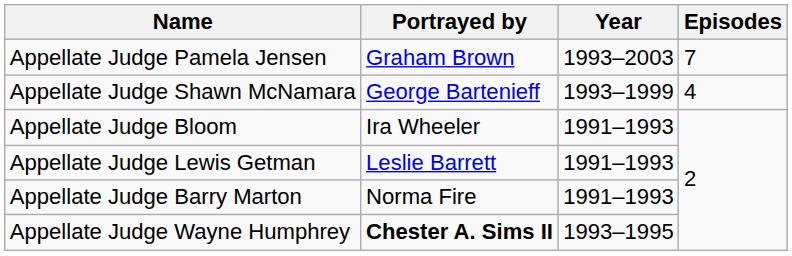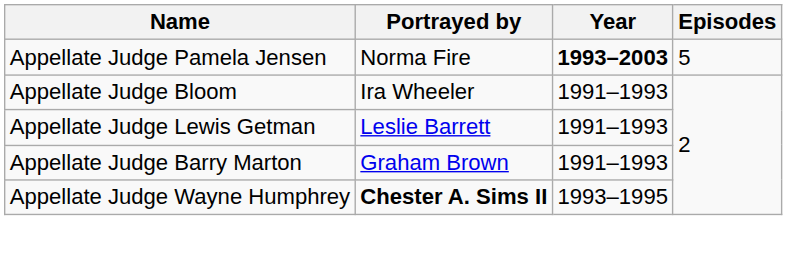(440, 57) Graham Brown -> (416, 57) Norma Fire
(618, 57) normal -> (613, 57) bold
(690, 57) 7 -> (684, 57) 5
- row: (183, 92)
(421, 197) Norma Fire -> (435, 162) Graham Brown
